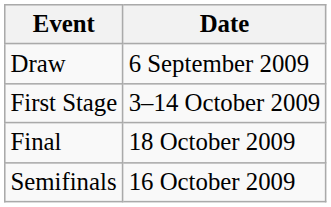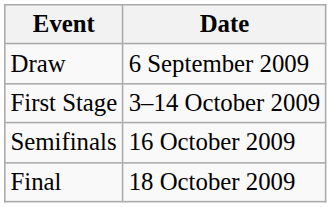rows swapped: (64, 181) <-> (36, 142)
